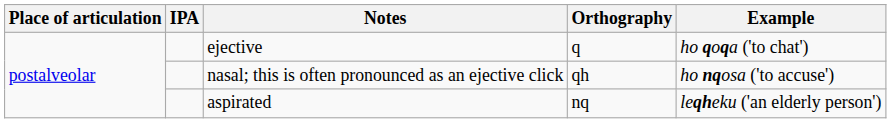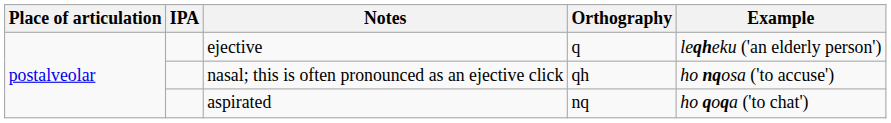(744, 46) ho qoqa ('to chat') -> (781, 46) leqheku ('an elderly person')
(781, 103) leqheku ('an elderly person') -> (744, 103) ho qoqa ('to chat')
